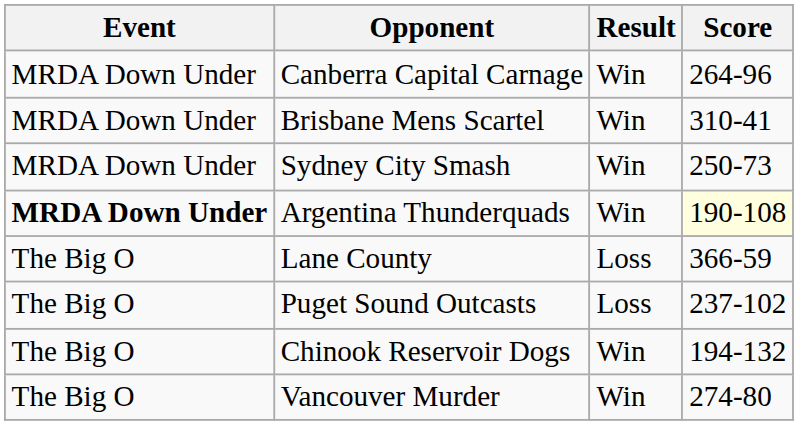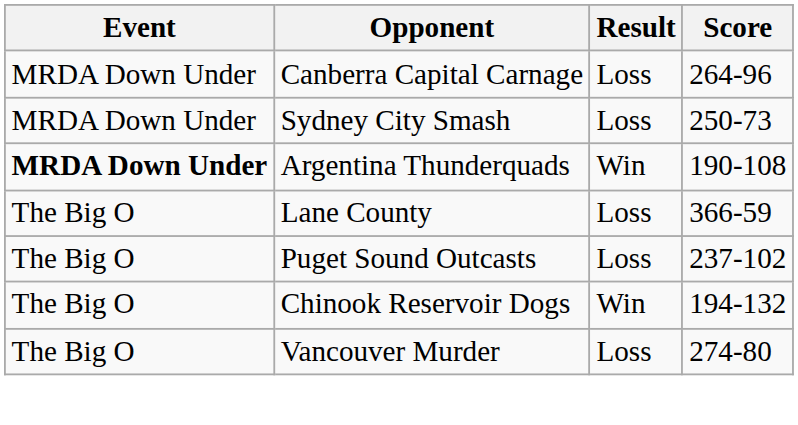(621, 73) Win -> (624, 73) Loss
- row: (412, 119)
(621, 166) Win -> (624, 119) Loss
(738, 212) lightyellow background -> (738, 166) no background
(621, 397) Win -> (624, 350) Loss
